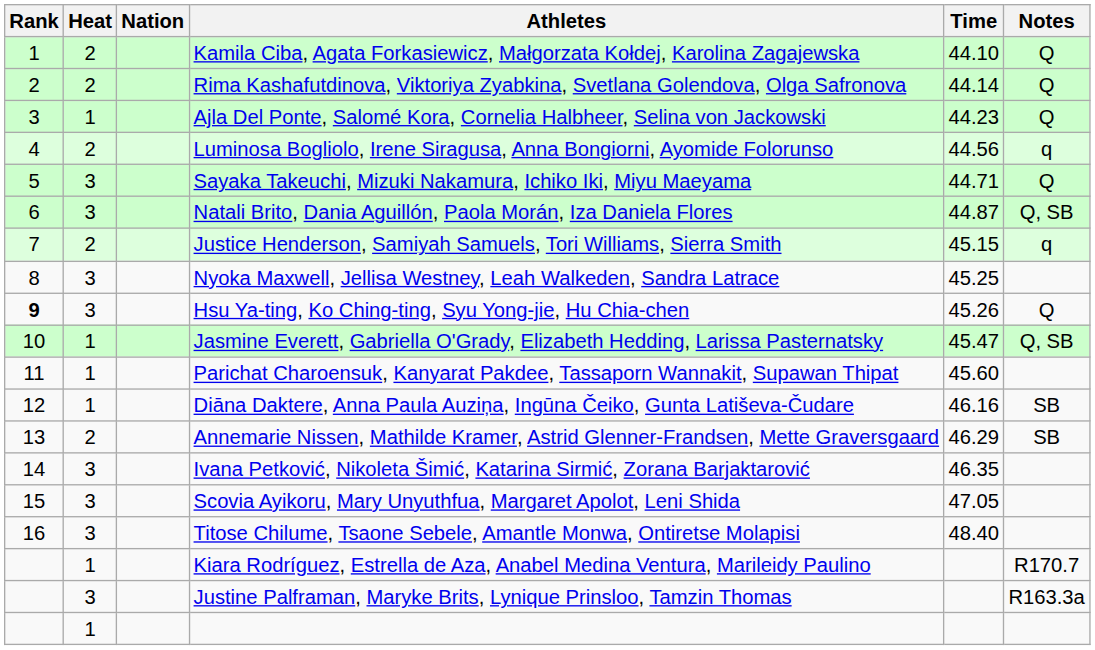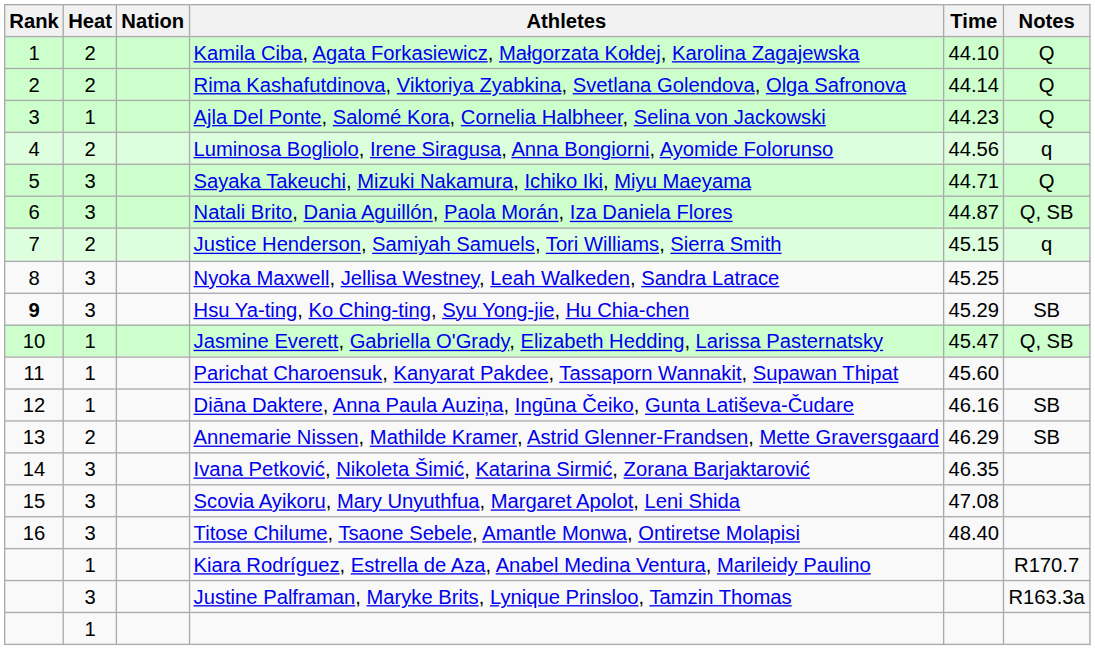(974, 309) 45.26 -> (974, 309) 45.29
(1047, 309) Q -> (1047, 309) SB
(974, 501) 47.05 -> (974, 501) 47.08
